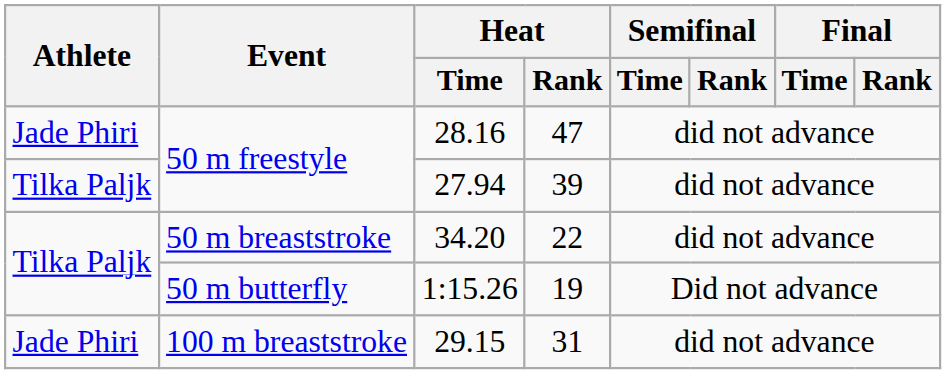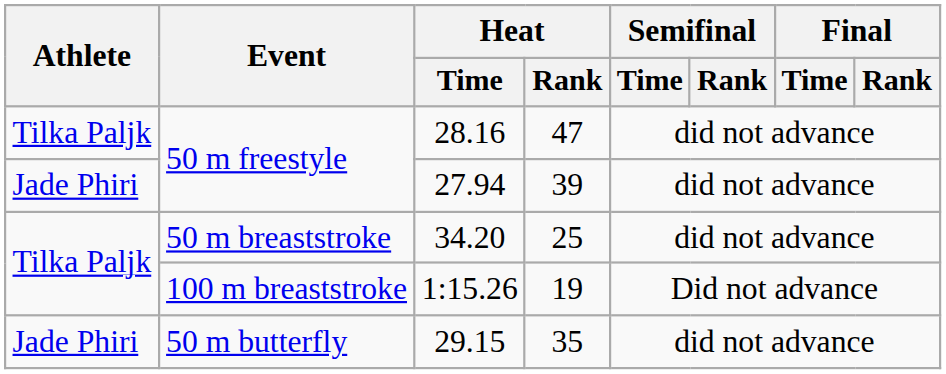(75, 132) Jade Phiri -> (82, 132) Tilka Paljk
(82, 184) Tilka Paljk -> (75, 184) Jade Phiri
(567, 237) 22 -> (567, 237) 25
(257, 289) 50 m butterfly -> (287, 289) 100 m breaststroke
(287, 341) 100 m breaststroke -> (257, 341) 50 m butterfly
(567, 341) 31 -> (567, 341) 35
